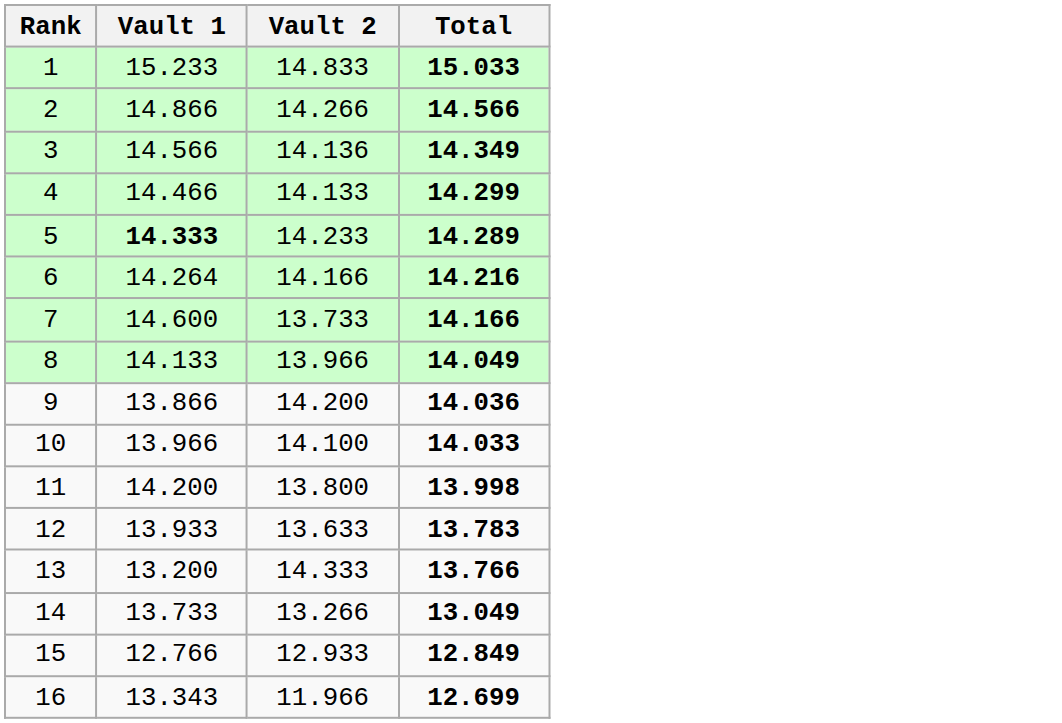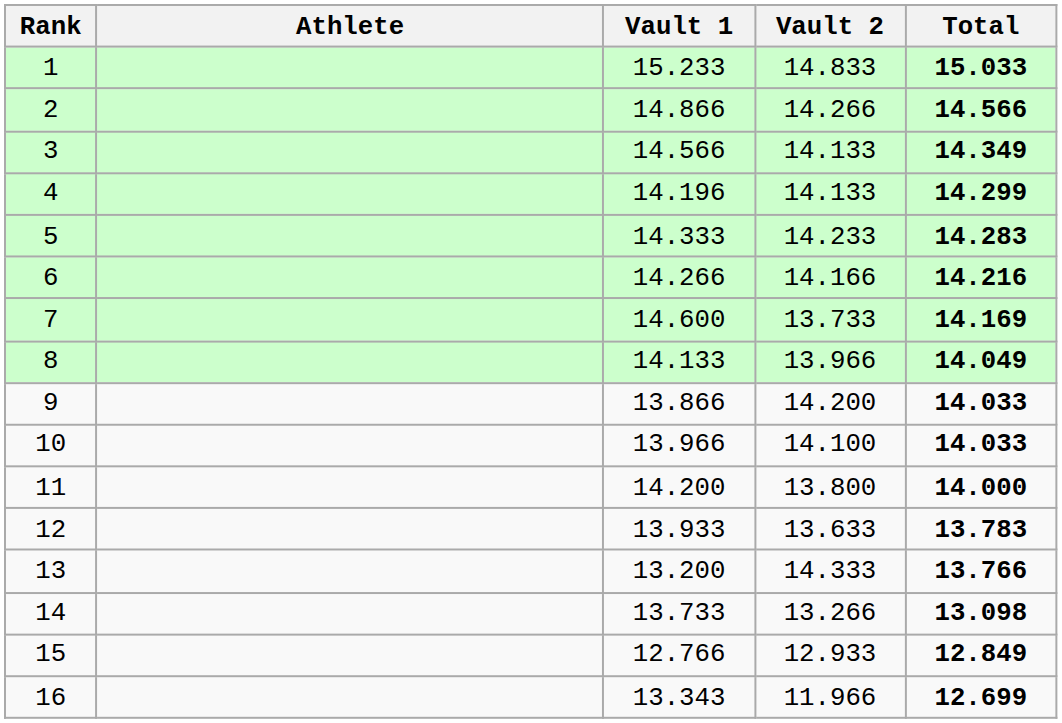+ column: (350, 26)
(323, 152) 14.136 -> (830, 152) 14.133
(172, 194) 14.466 -> (679, 194) 14.196
(172, 236) bold -> (679, 236) normal
(474, 236) 14.289 -> (981, 236) 14.283
(172, 278) 14.264 -> (679, 278) 14.266
(474, 320) 14.166 -> (981, 320) 14.169
(474, 404) 14.036 -> (981, 404) 14.033
(474, 487) 13.998 -> (981, 487) 14.000
(474, 613) 13.049 -> (981, 613) 13.098
